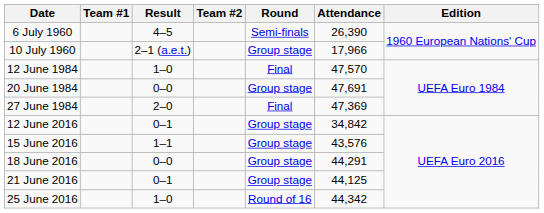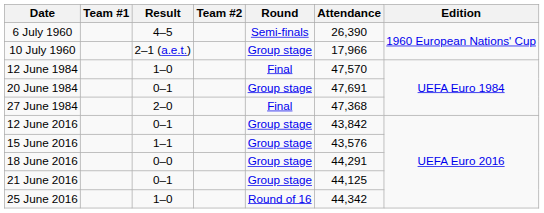(163, 87) 0–0 -> (163, 87) 0–1
(349, 106) 47,369 -> (349, 106) 47,368
(349, 124) 34,842 -> (349, 124) 43,842
